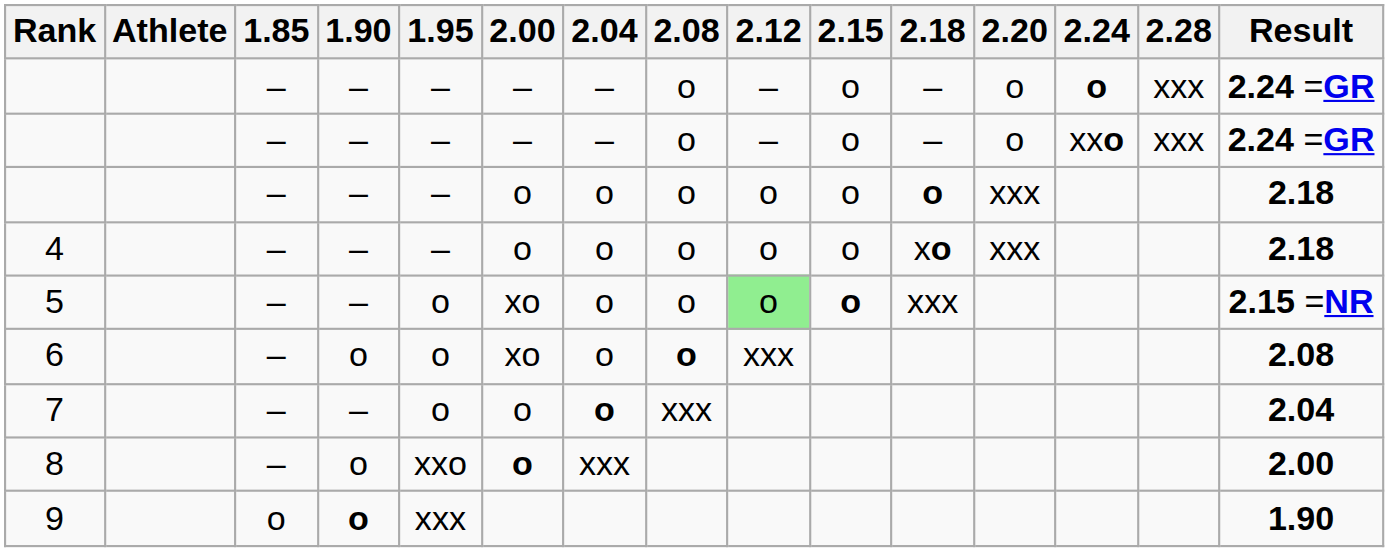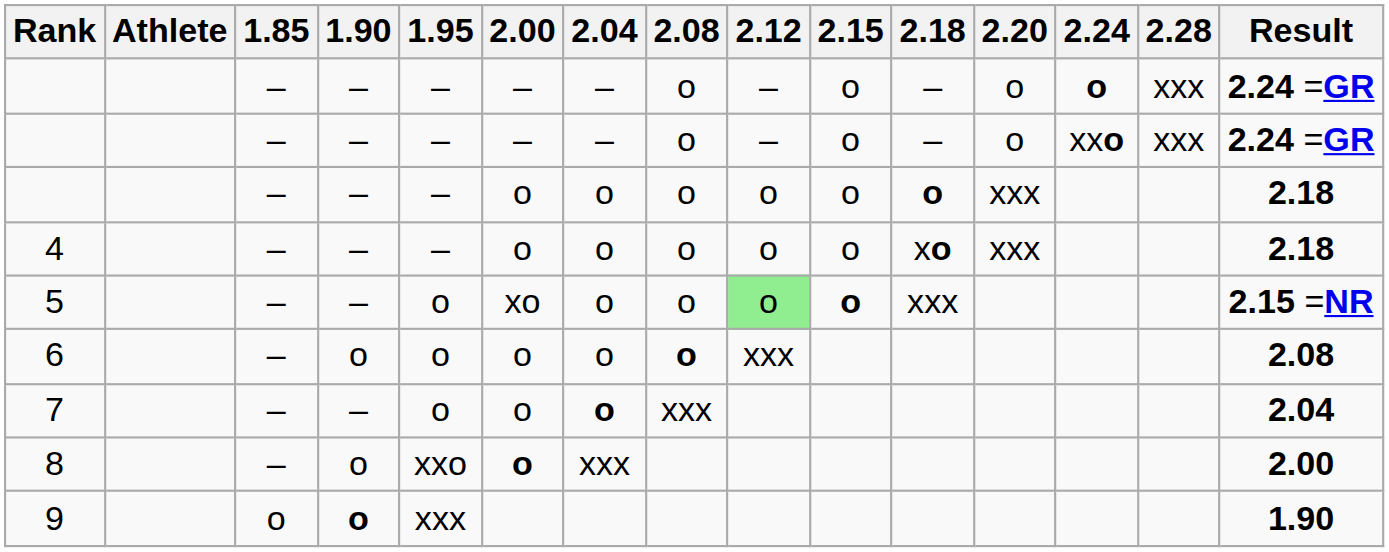(522, 355) xo -> (522, 355) o
